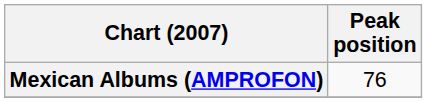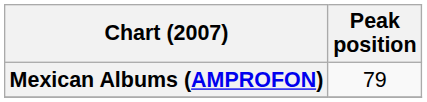(375, 79) 76 -> (375, 79) 79
